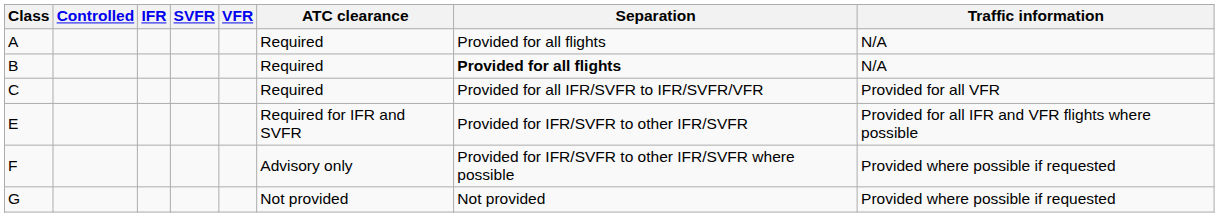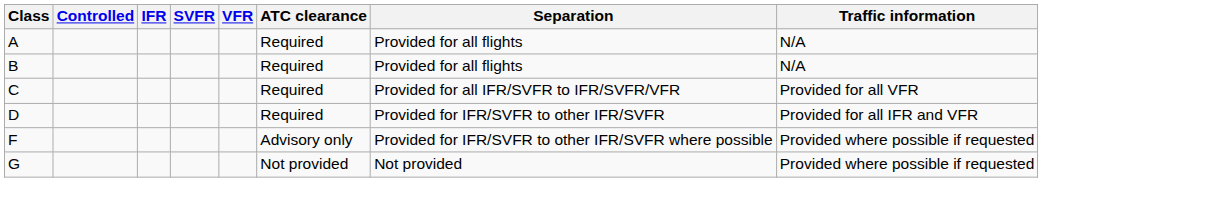(539, 66) bold -> (448, 66) normal
+ row: (14, 115)
- row: (13, 123)
